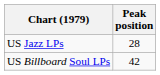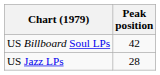rows swapped: (59, 61) <-> (35, 43)
